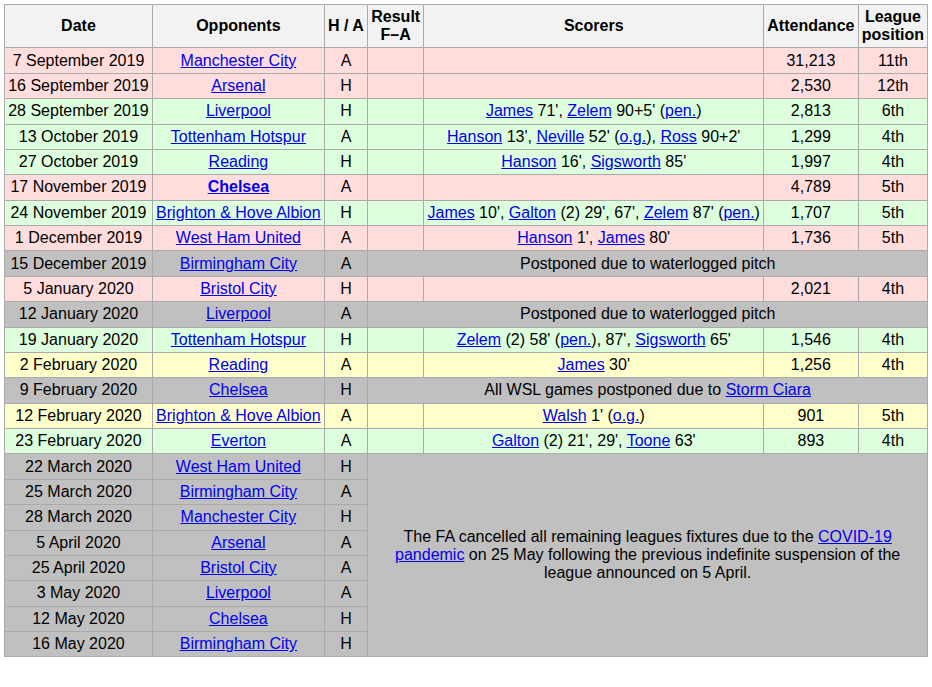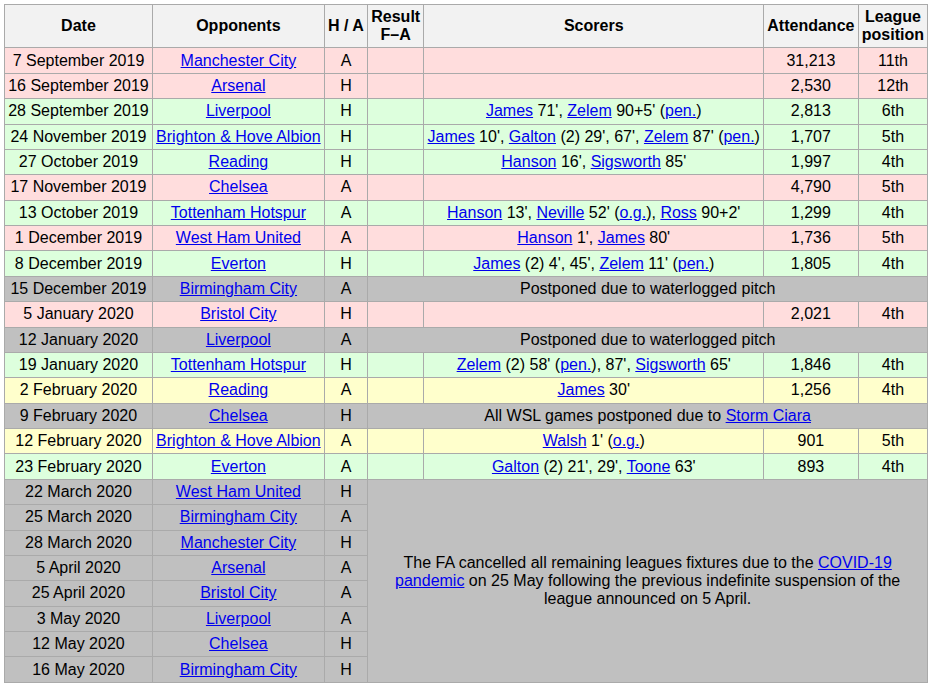rows swapped: (78, 136) <-> (78, 212)
(238, 187) bold -> (238, 187) normal
(811, 187) 4,789 -> (811, 187) 4,790
+ row: (78, 263)
(811, 339) 1,546 -> (811, 365) 1,846
